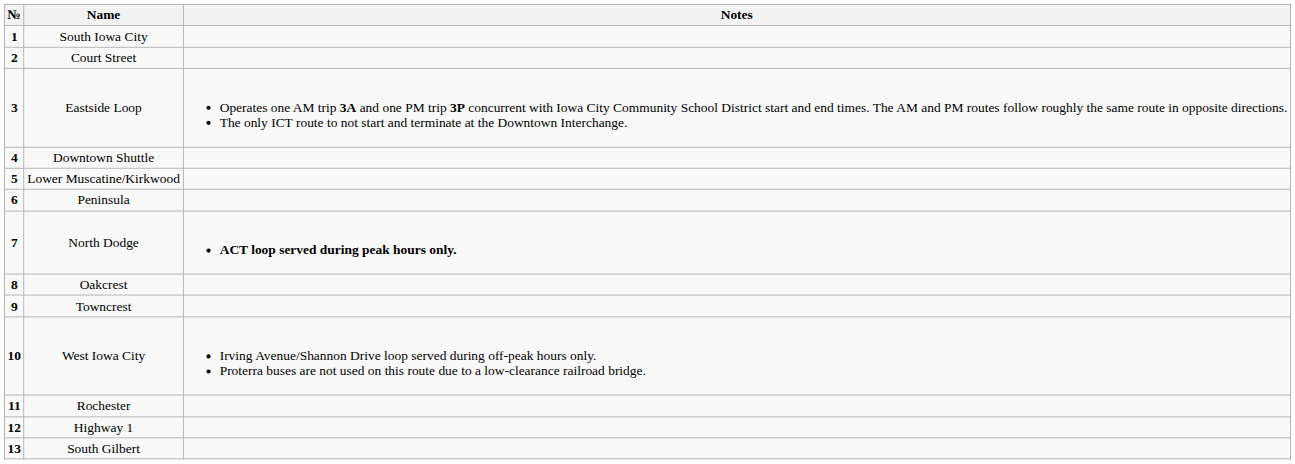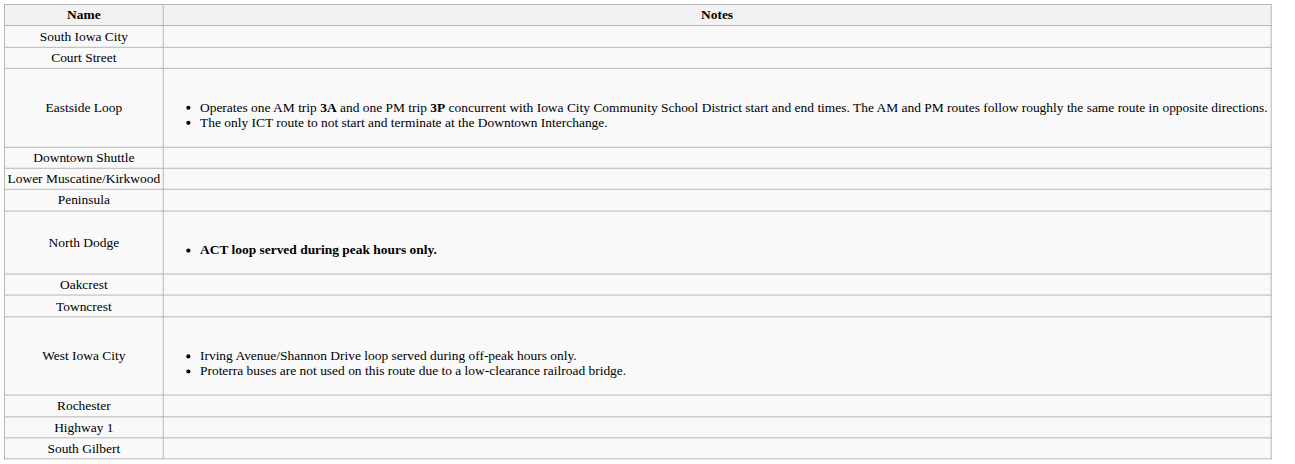- column: (14, 15)
